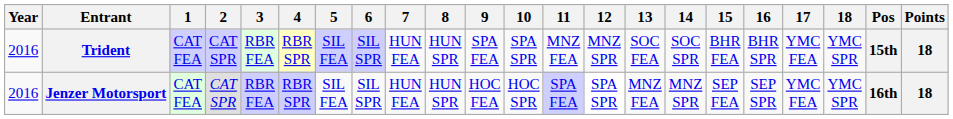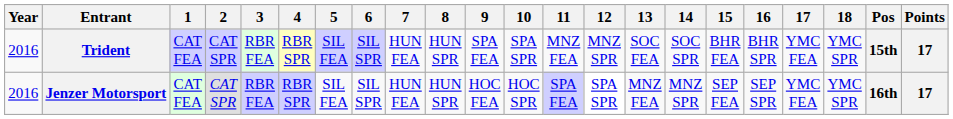(925, 50) 18 -> (925, 50) 17
(925, 92) 18 -> (925, 92) 17
